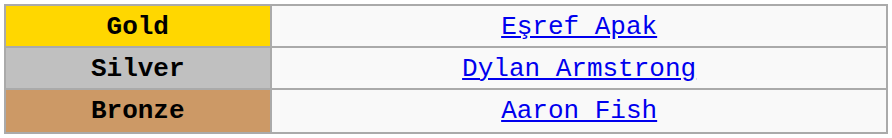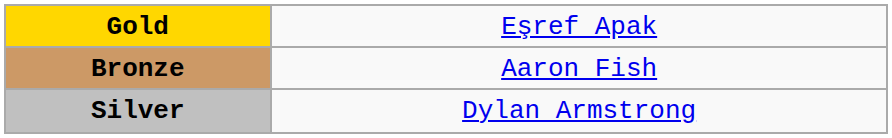rows swapped: (138, 69) <-> (138, 111)
